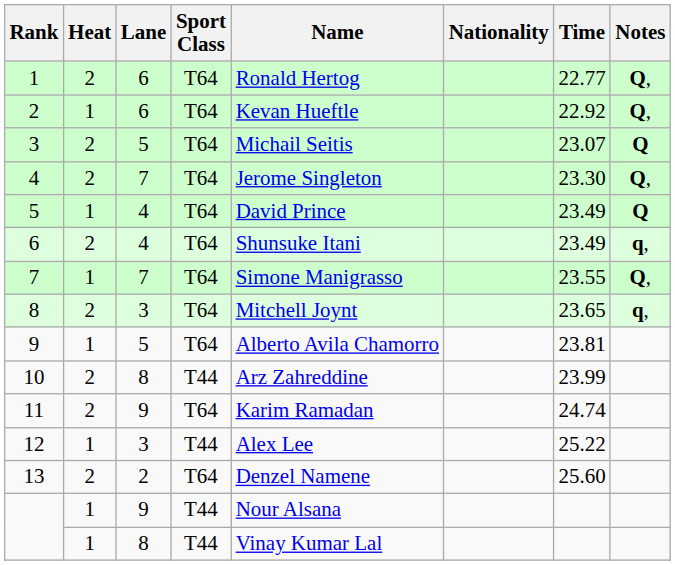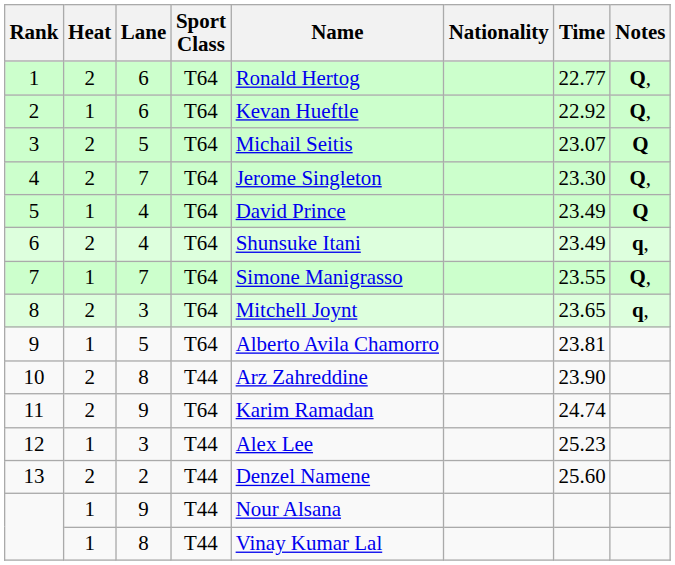(582, 377) 23.99 -> (582, 377) 23.90
(582, 443) 25.22 -> (582, 443) 25.23
(201, 476) T64 -> (201, 476) T44
